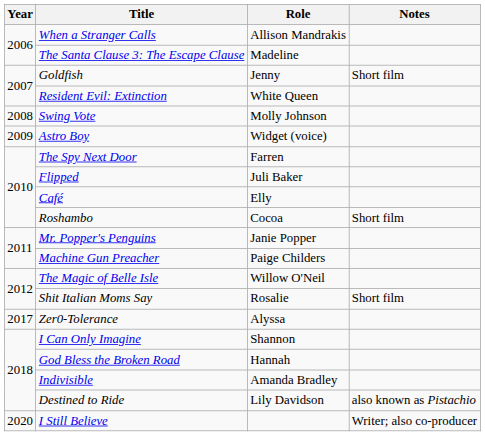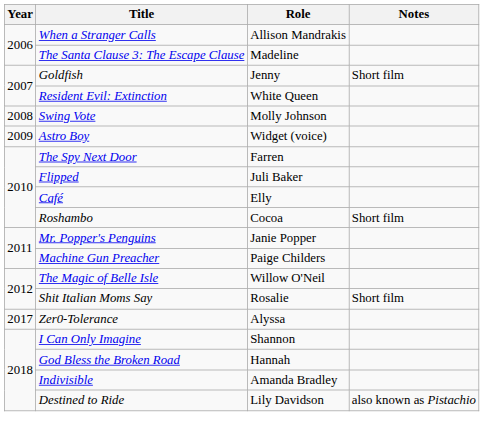- row: (73, 420)
